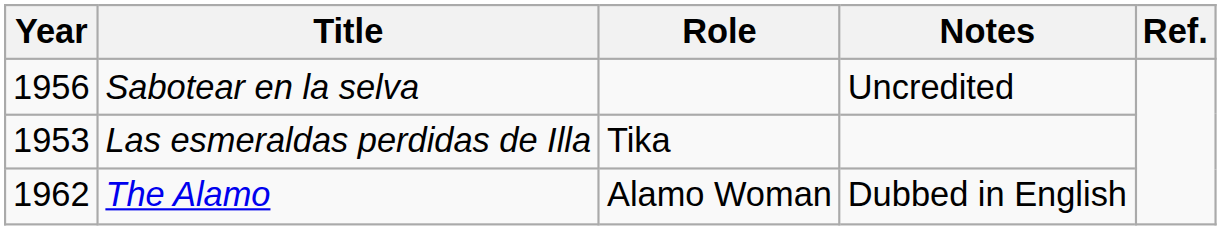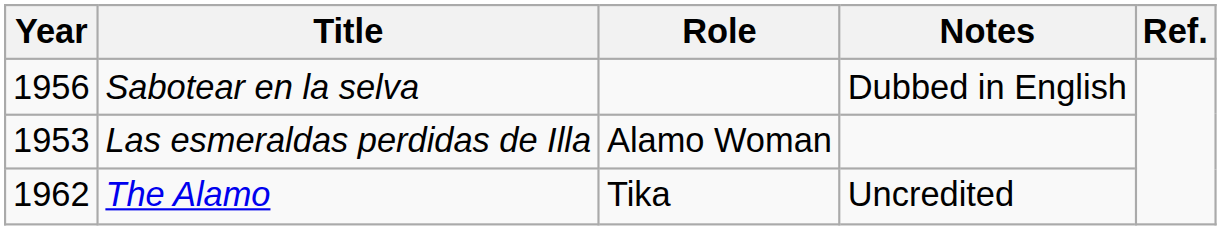(931, 86) Uncredited -> (987, 86) Dubbed in English
(639, 140) Tika -> (719, 140) Alamo Woman
(719, 195) Alamo Woman -> (639, 195) Tika
(987, 195) Dubbed in English -> (931, 195) Uncredited
